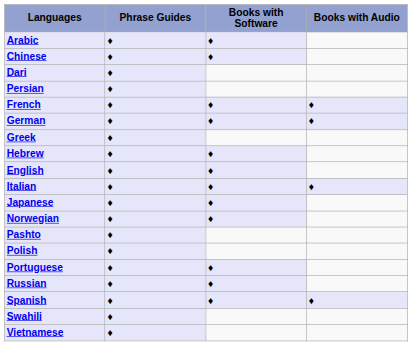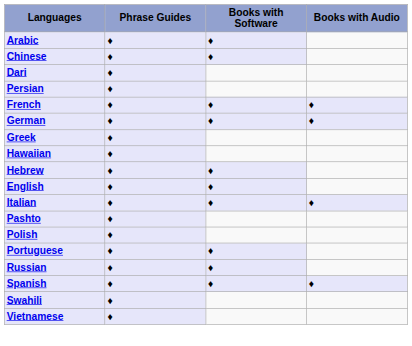+ row: (29, 154)
- row: (30, 202)
- row: (33, 219)
